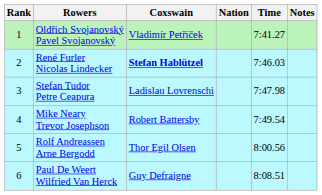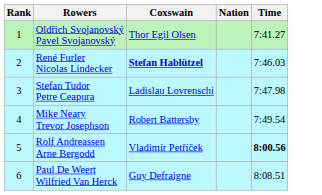- column: (302, 12)
(166, 35) Vladimír Petříček -> (162, 35) Thor Egil Olsen
(162, 147) Thor Egil Olsen -> (166, 147) Vladimír Petříček
(269, 147) normal -> (270, 147) bold
